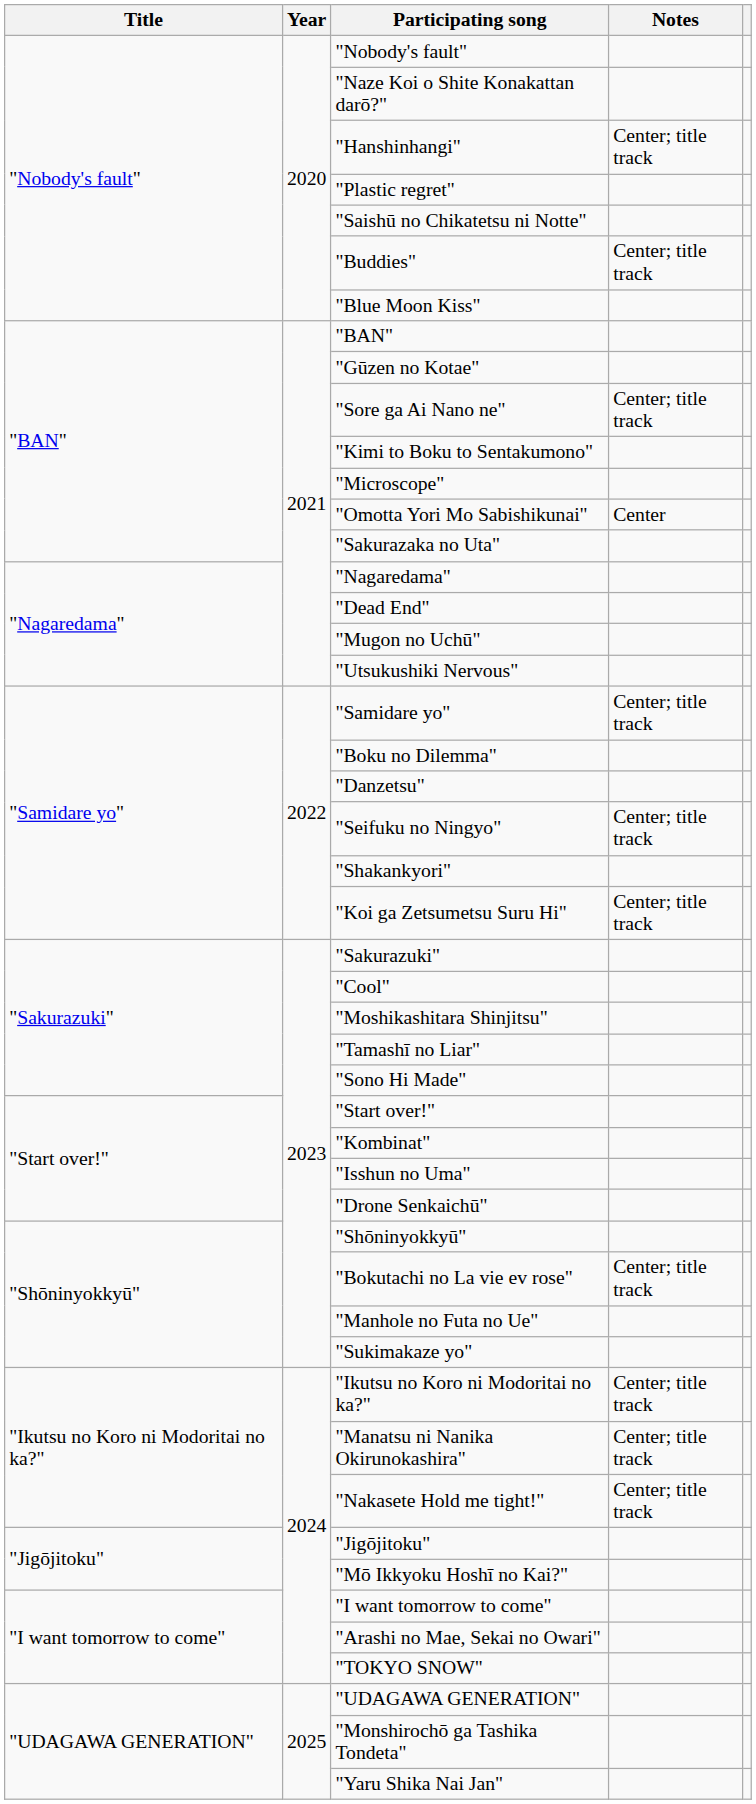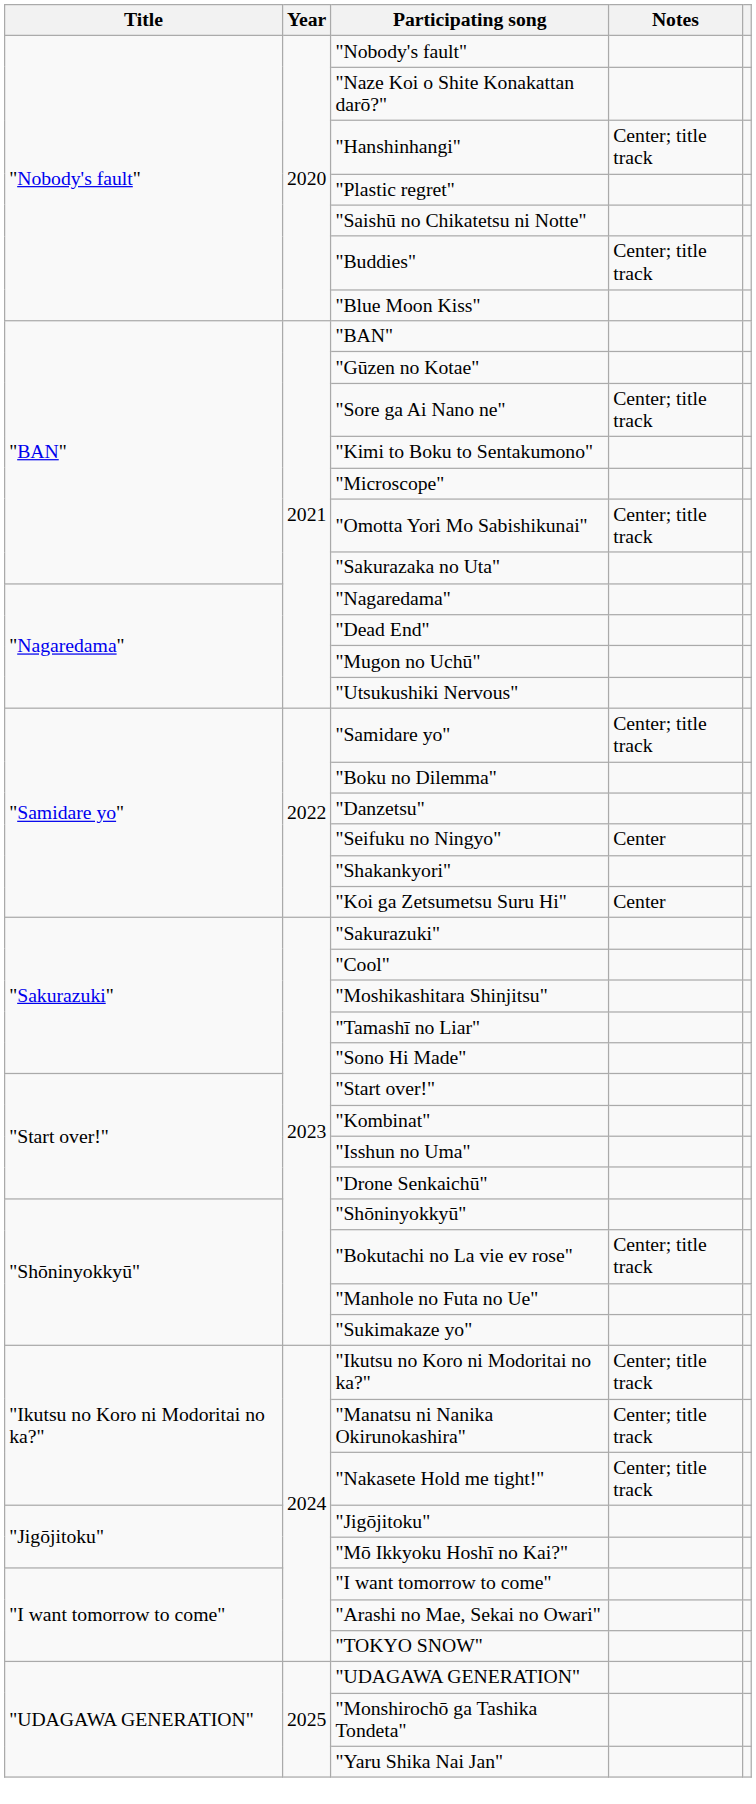(639, 514) Center -> (660, 525) Center; title track
(660, 828) Center; title track -> (639, 839) Center
(660, 913) Center; title track -> (639, 902) Center
